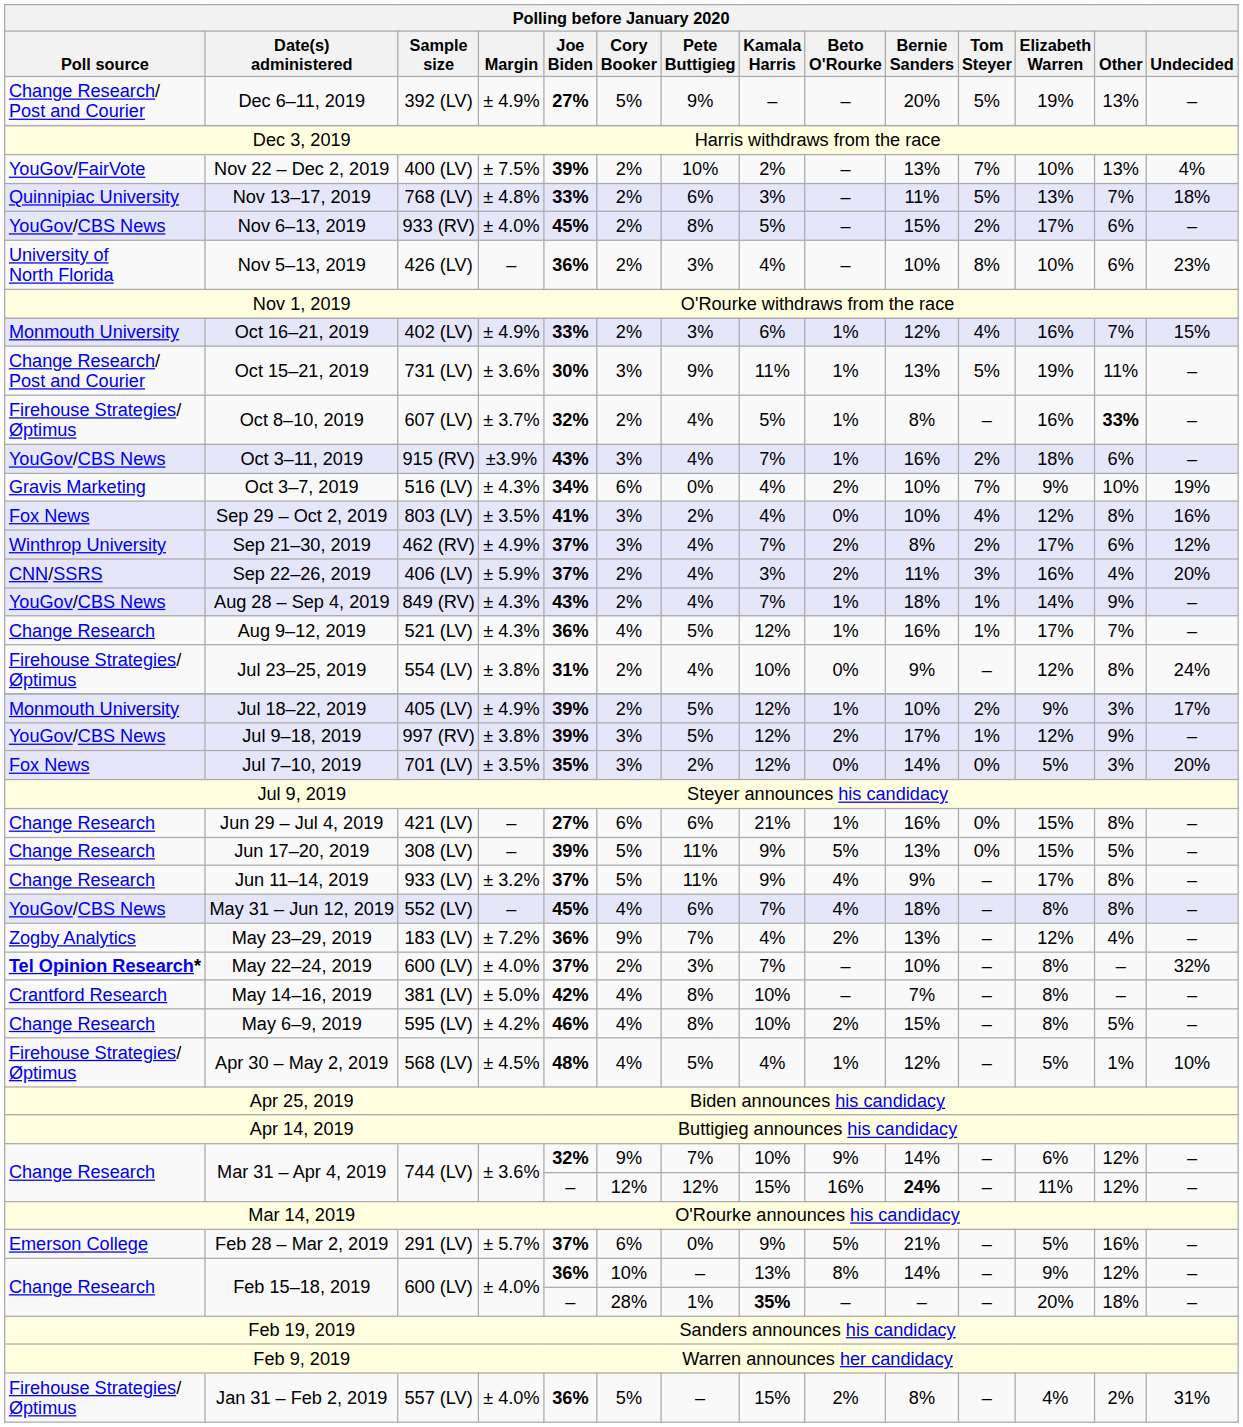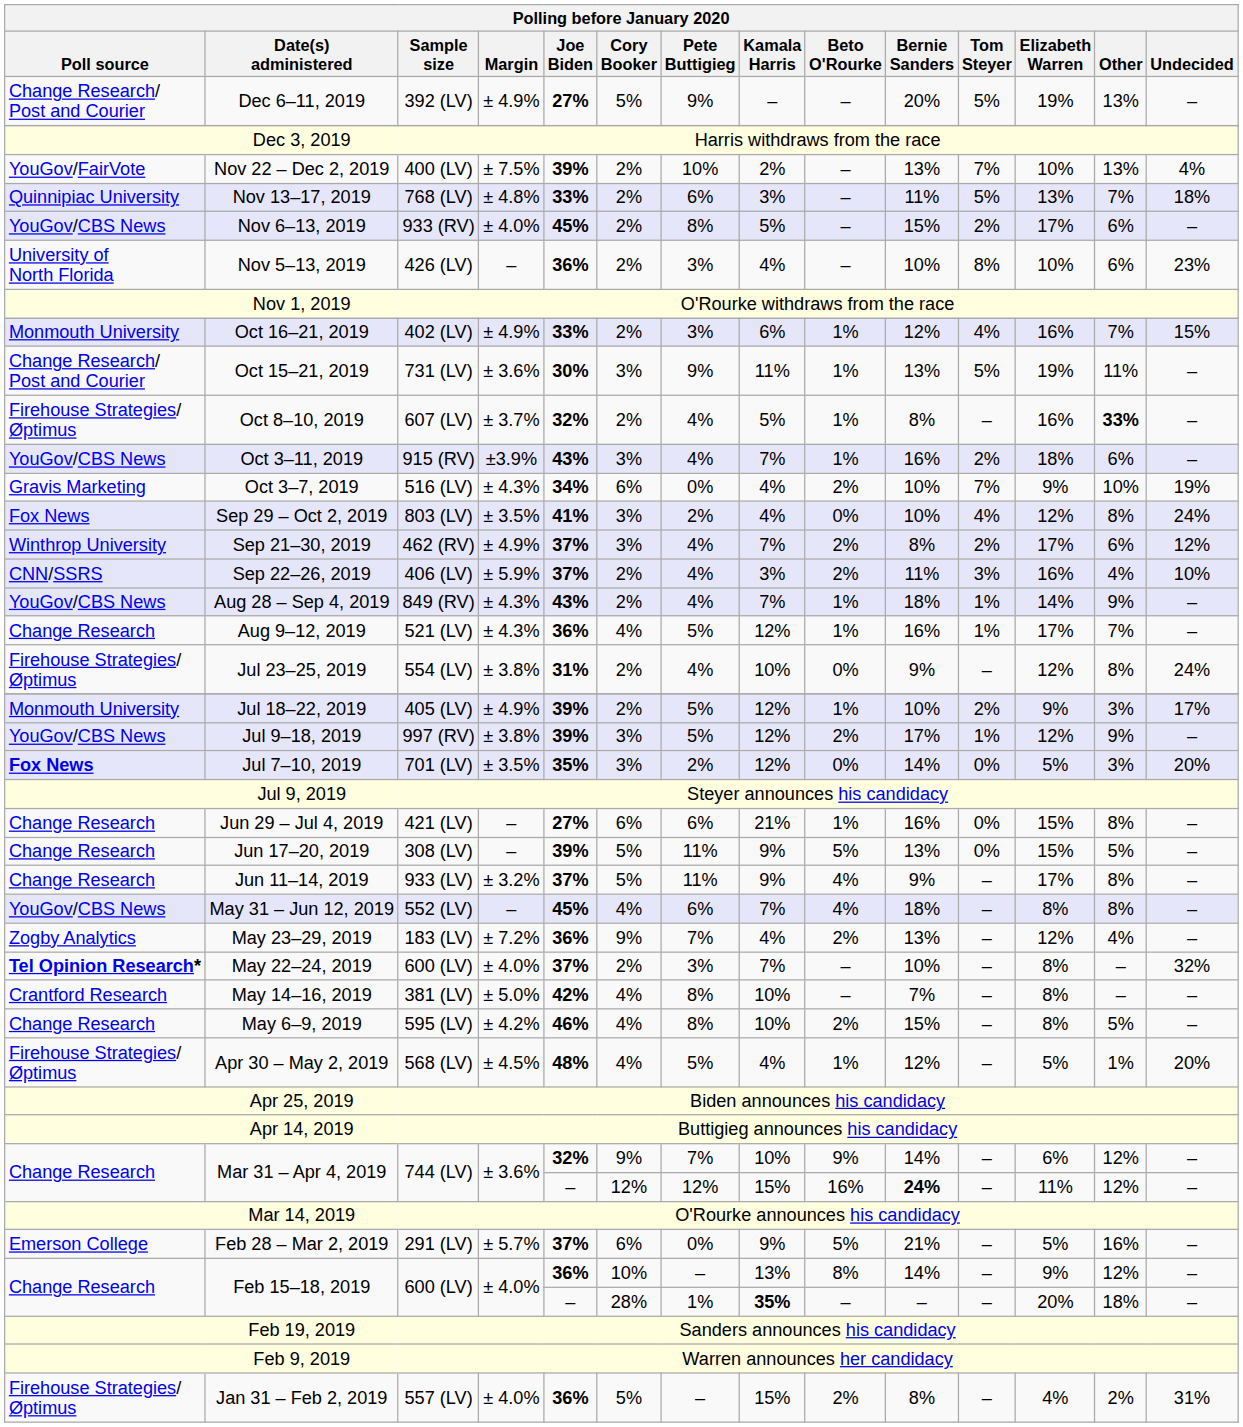(1192, 516) 16% -> (1192, 516) 24%
(1192, 574) 20% -> (1192, 574) 10%
(49, 766) normal -> (51, 766) bold
(1192, 1062) 10% -> (1192, 1062) 20%
